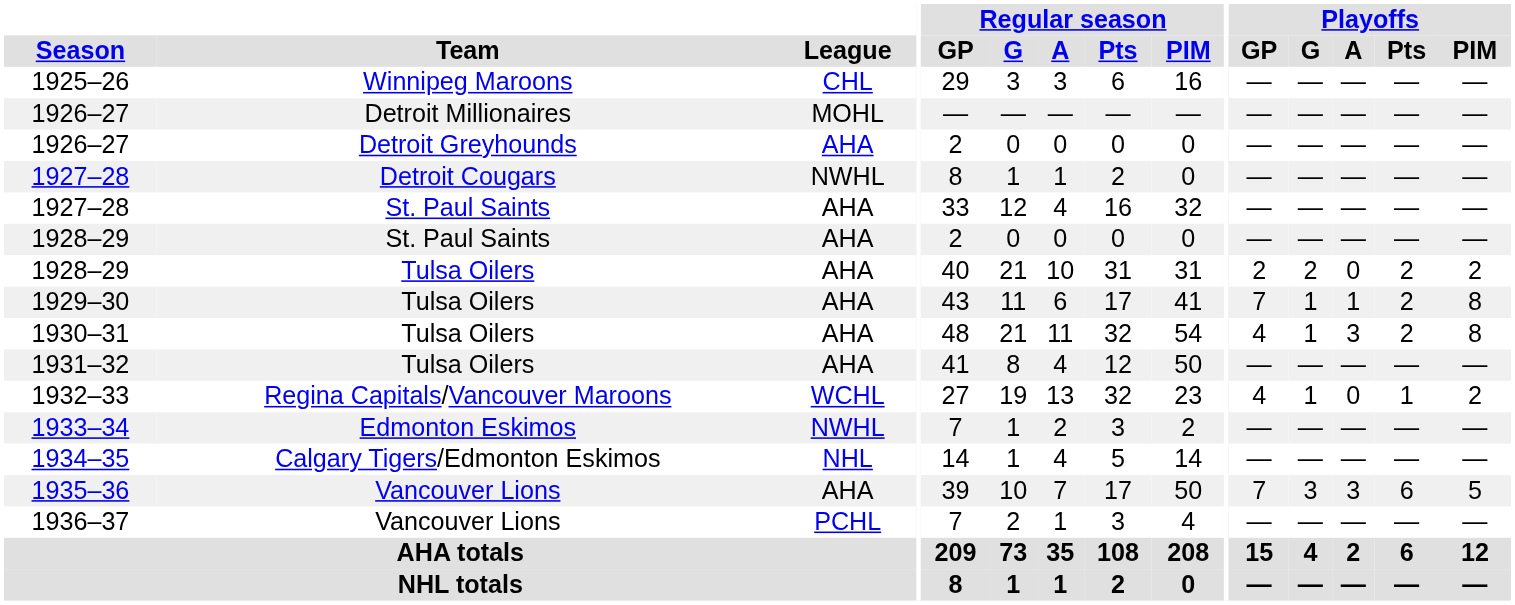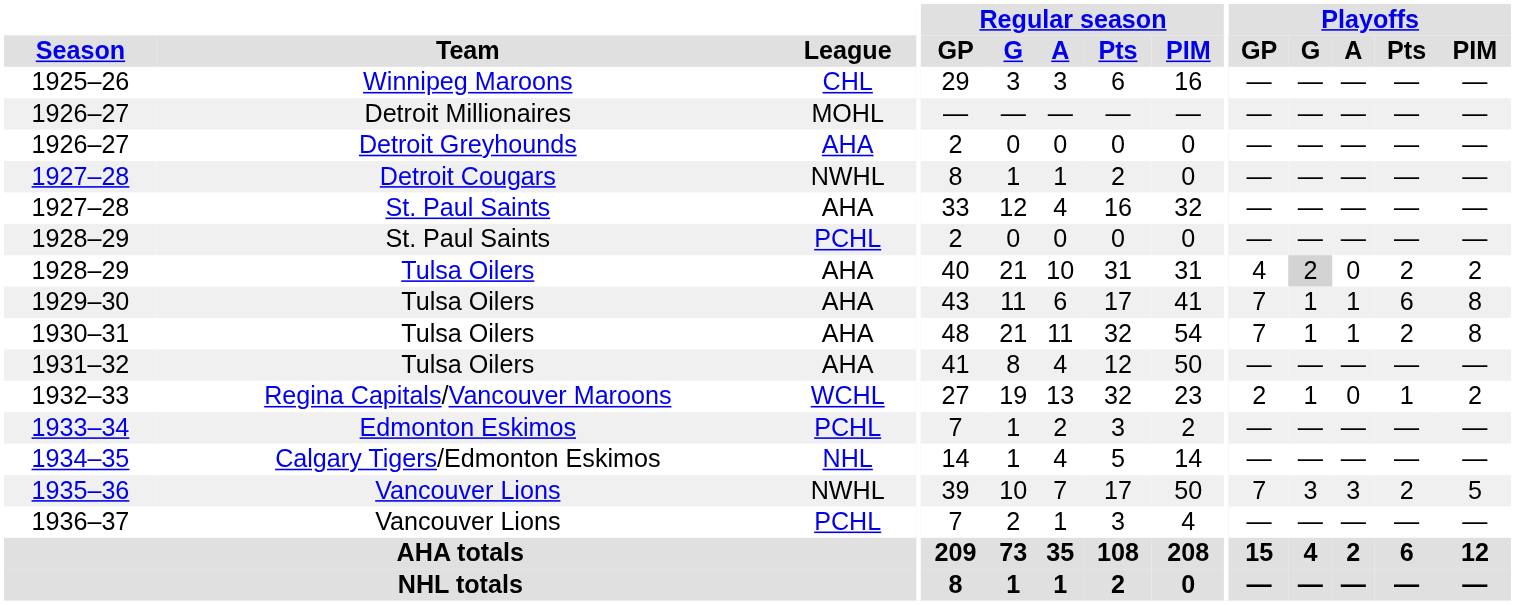(848, 239) AHA -> (848, 239) PCHL
(1259, 270) 2 -> (1259, 270) 4
(1310, 270) no background -> (1310, 270) lightgrey background
(1407, 302) 2 -> (1407, 302) 6
(1259, 333) 4 -> (1259, 333) 7
(1353, 333) 3 -> (1353, 333) 1
(1259, 396) 4 -> (1259, 396) 2
(848, 427) NWHL -> (848, 427) PCHL
(848, 490) AHA -> (848, 490) NWHL
(1407, 490) 6 -> (1407, 490) 2
